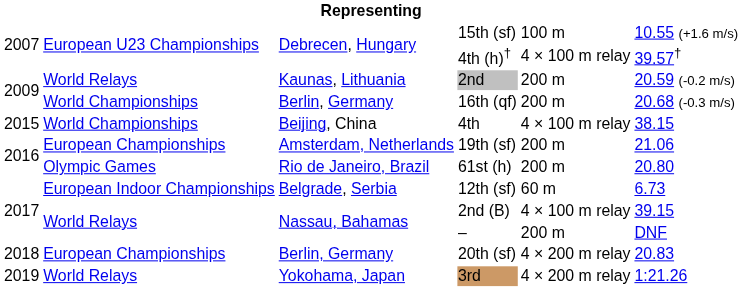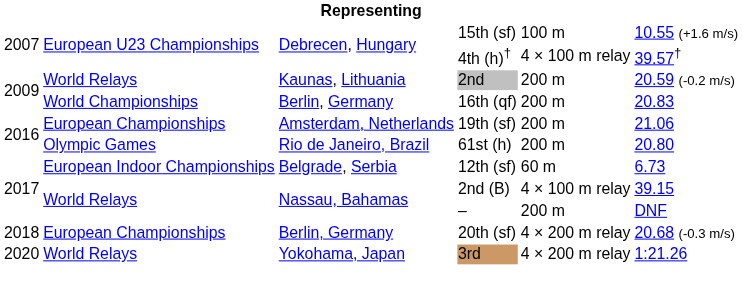(685, 102) 20.68 (-0.3 m/s) -> (654, 102) 20.83
- row: (469, 124)
(654, 254) 20.83 -> (685, 232) 20.68 (-0.3 m/s)
(22, 276) 2019 -> (22, 254) 2020
